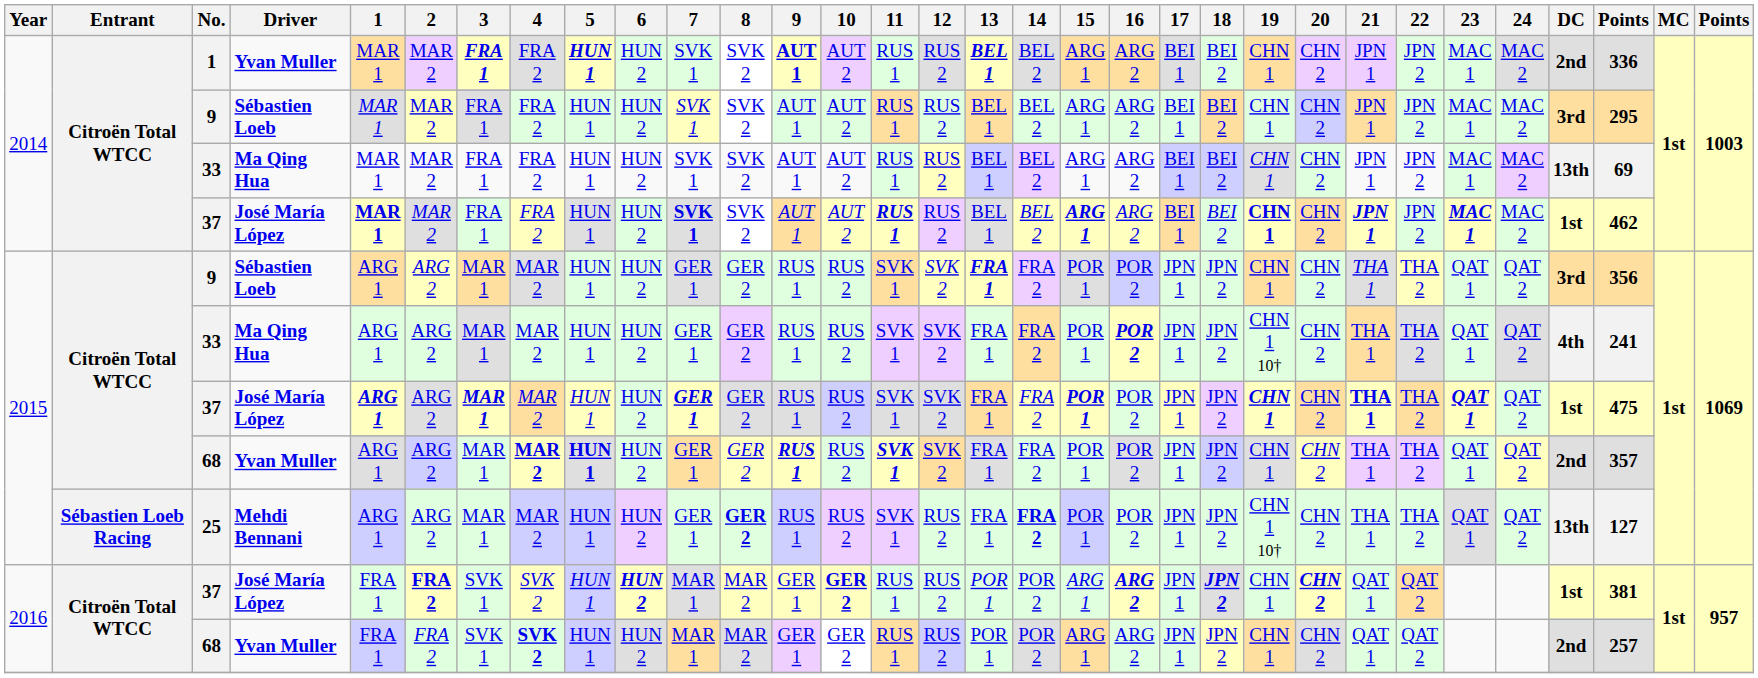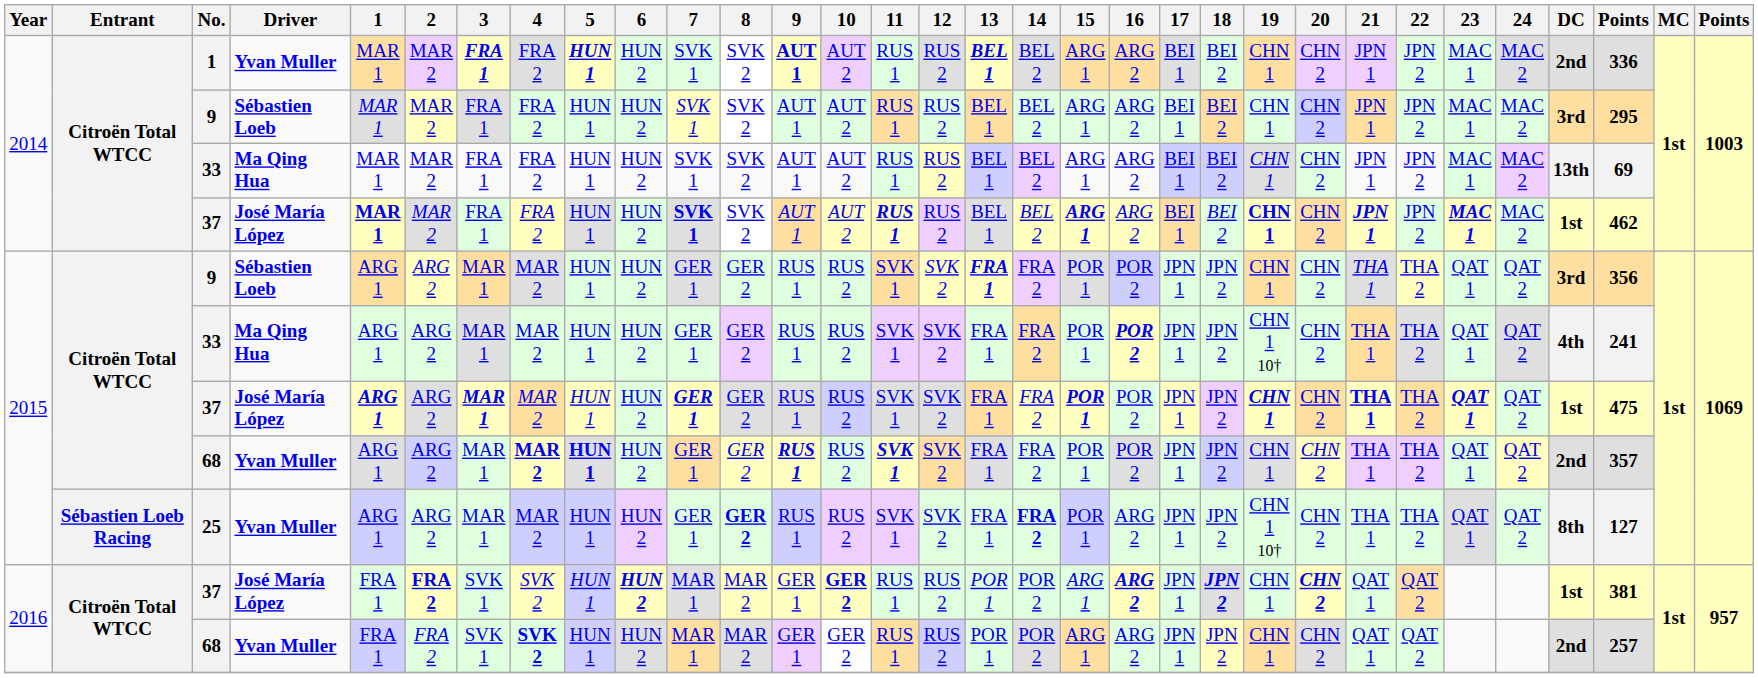(268, 526) Mehdi Bennani -> (286, 526) Yvan Muller
(942, 526) RUS 2 -> (942, 526) SVK 2
(1135, 526) POR 2 -> (1135, 526) ARG 2
(1571, 526) 13th -> (1571, 526) 8th
